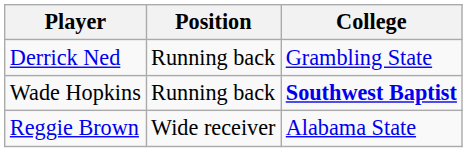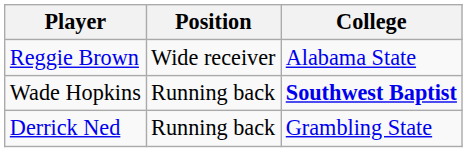rows swapped: (74, 127) <-> (65, 57)
